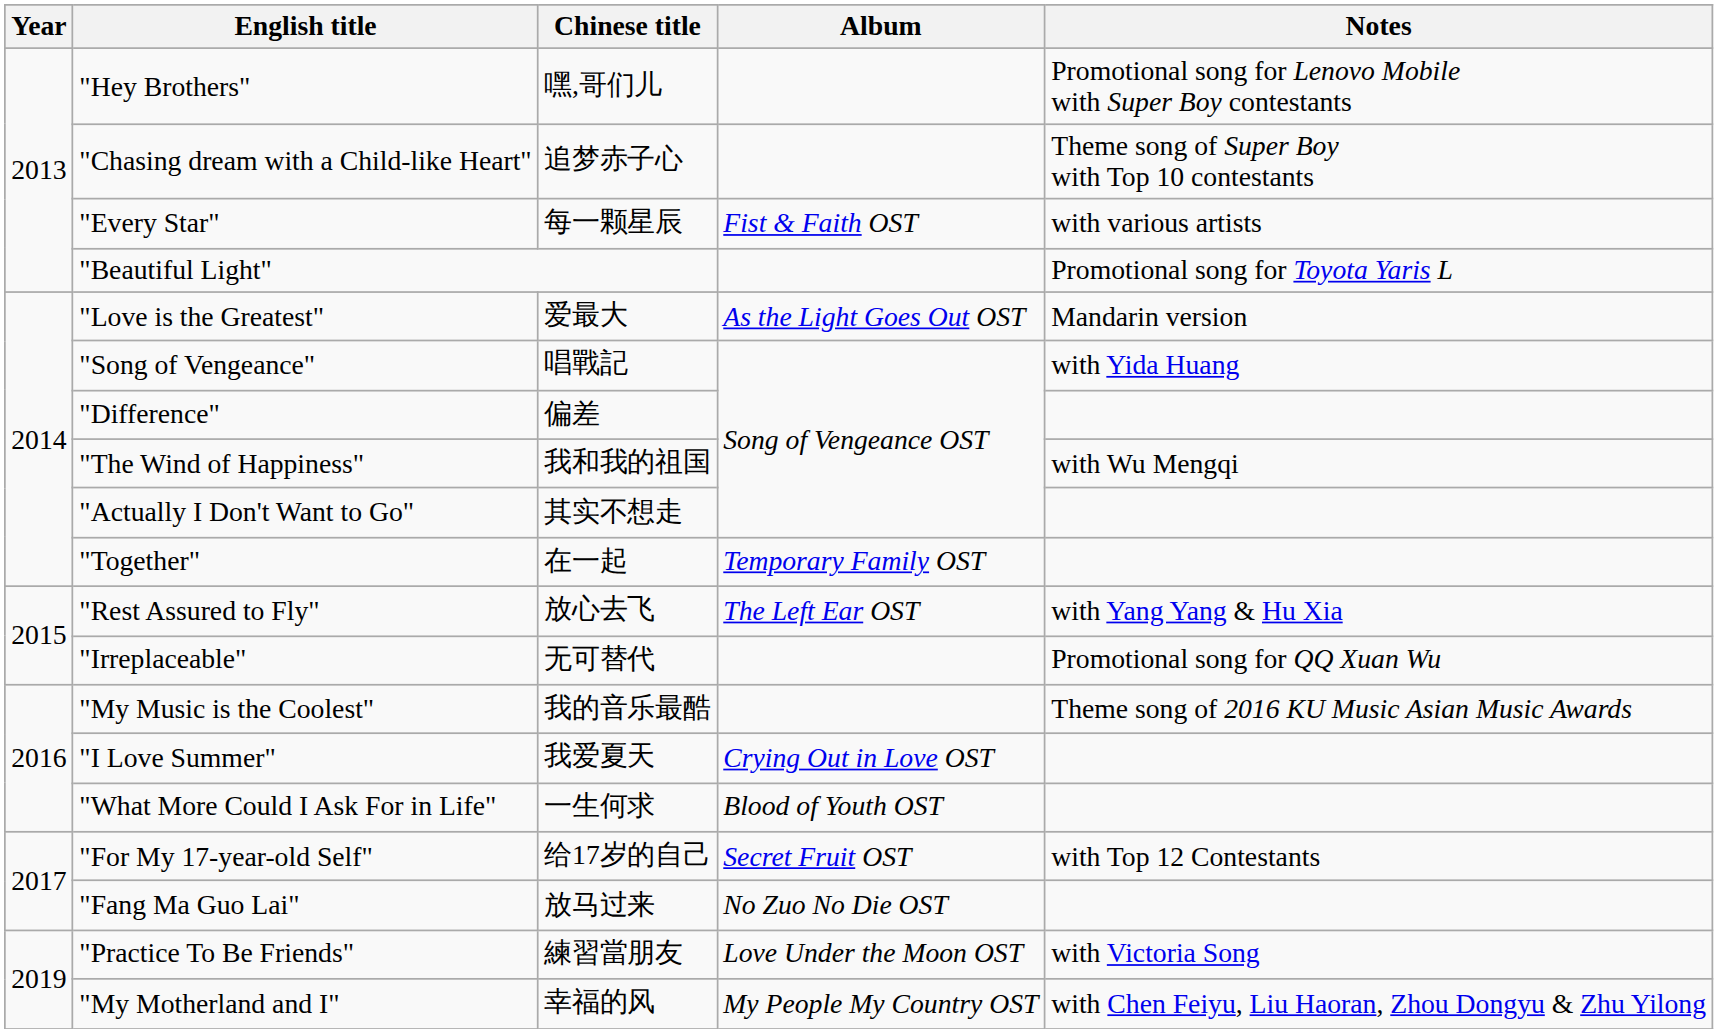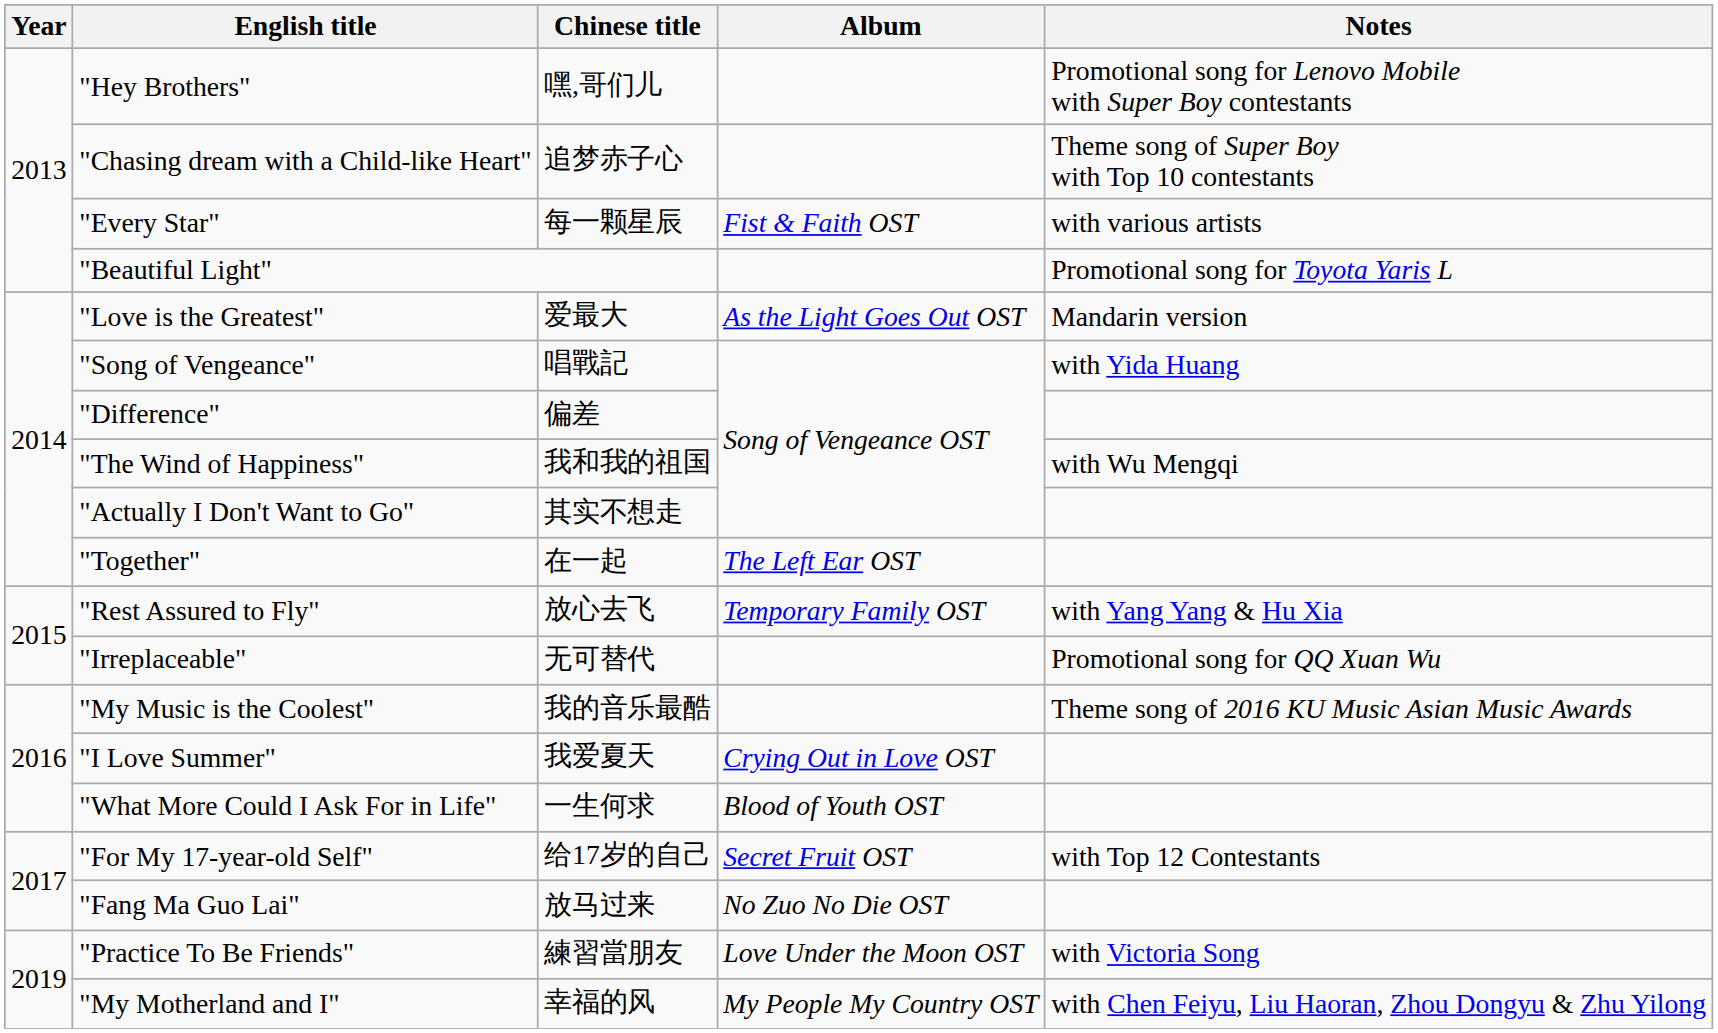(854, 561) Temporary Family OST -> (821, 561) The Left Ear OST
(821, 610) The Left Ear OST -> (854, 610) Temporary Family OST
